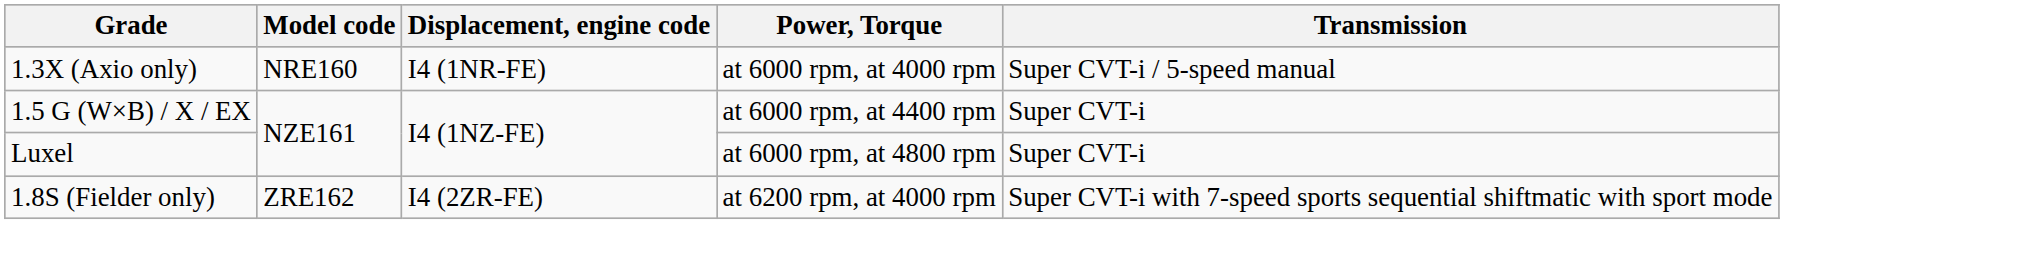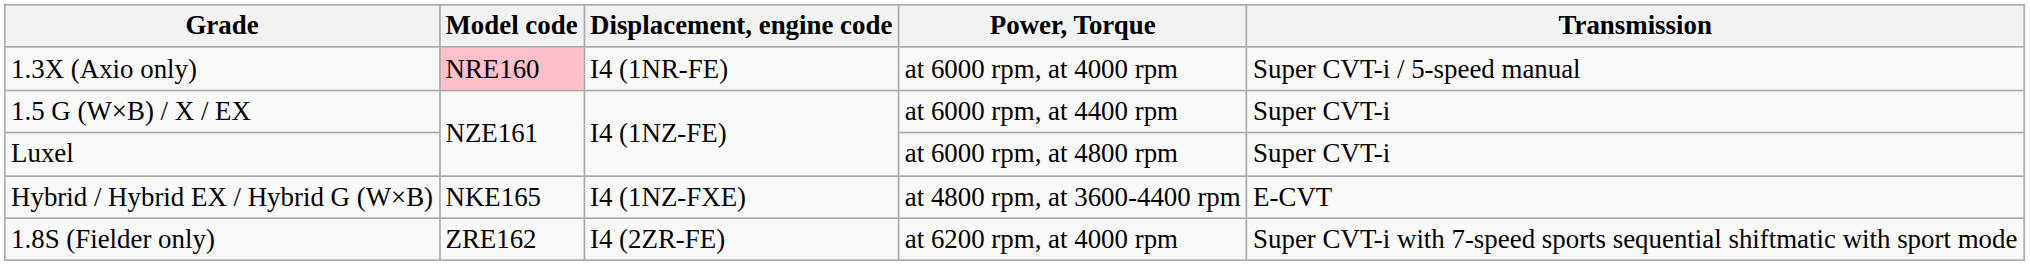(310, 68) no background -> (493, 68) pink background
+ row: (222, 196)
